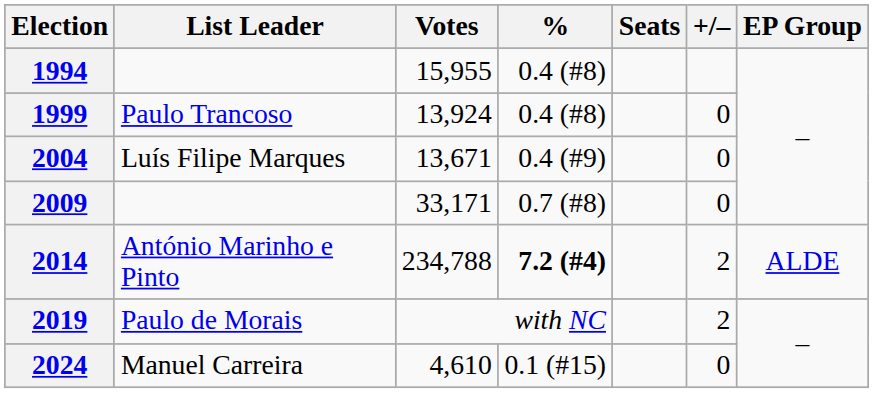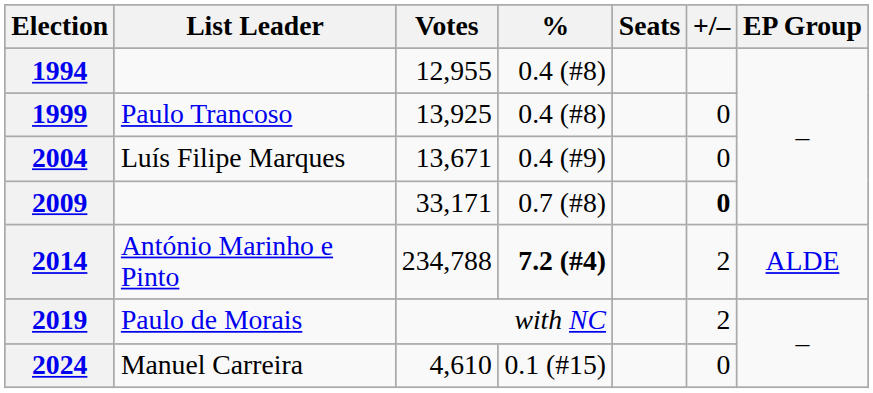(454, 70) 15,955 -> (454, 70) 12,955
(454, 114) 13,924 -> (454, 114) 13,925
(723, 202) normal -> (723, 202) bold
